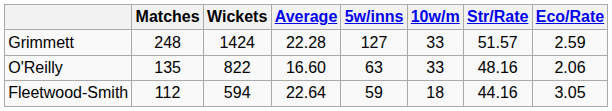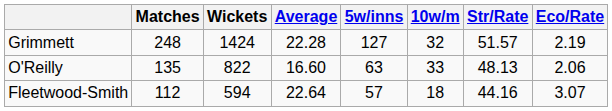(435, 42) 33 -> (435, 42) 32
(570, 42) 2.59 -> (570, 42) 2.19
(498, 67) 48.16 -> (498, 67) 48.13
(374, 93) 59 -> (374, 93) 57
(570, 93) 3.05 -> (570, 93) 3.07
